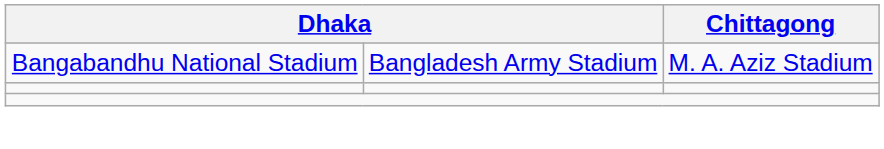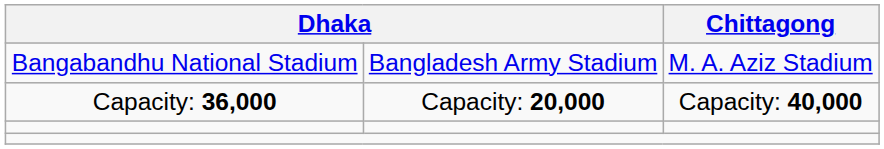+ row: (185, 101)
